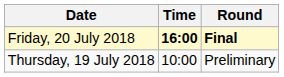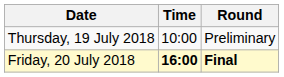rows swapped: (81, 60) <-> (71, 38)
